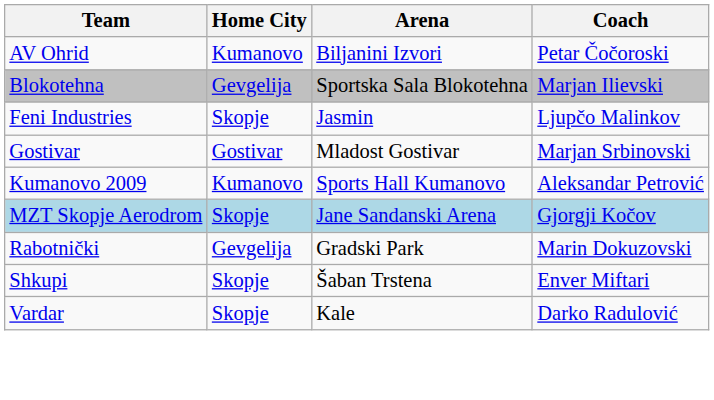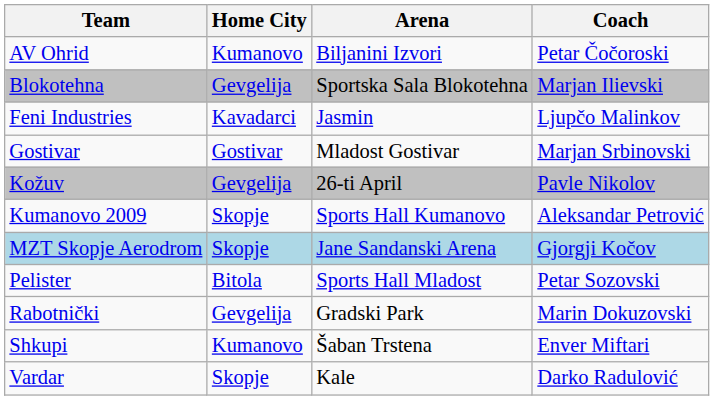(240, 118) Skopje -> (254, 118) Kavadarci
+ row: (37, 183)
(257, 183) Kumanovo -> (240, 215) Skopje
+ row: (40, 280)
(240, 280) Skopje -> (257, 345) Kumanovo
